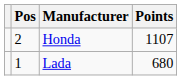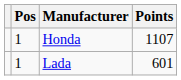(18, 40) 2 -> (18, 40) 1
(163, 63) 680 -> (163, 63) 601
